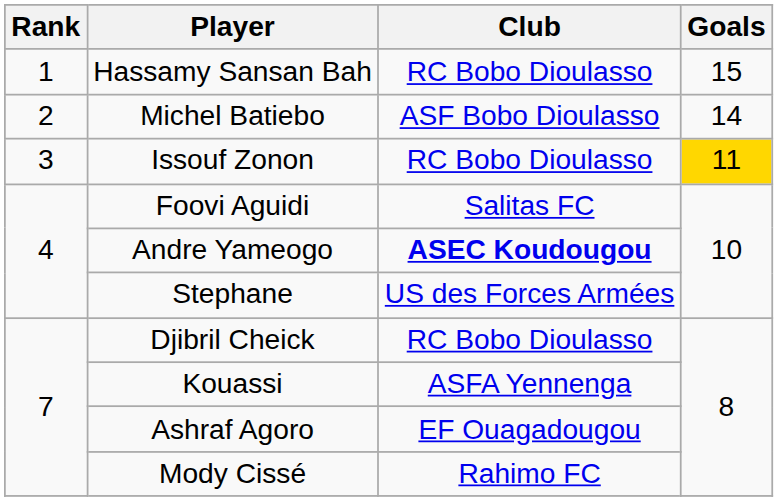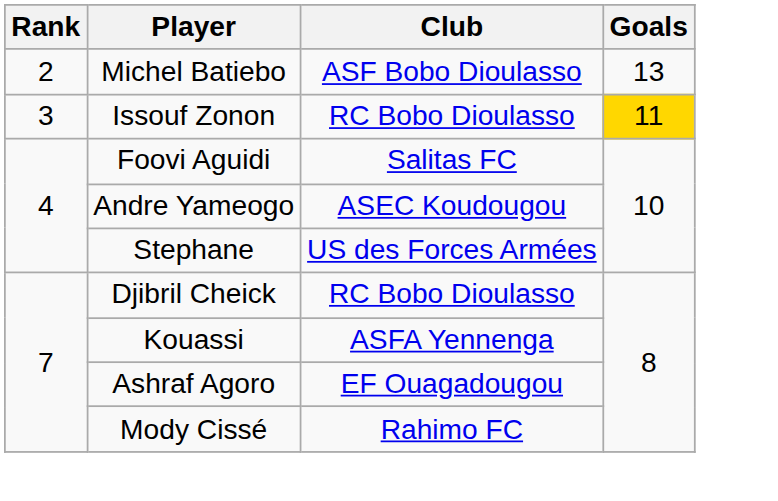- row: (233, 71)
(726, 116) 14 -> (649, 71) 13
(530, 250) bold -> (452, 205) normal
